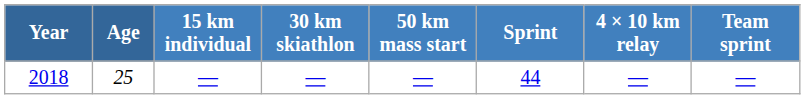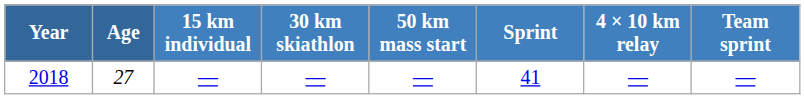(123, 77) 25 -> (123, 77) 27
(530, 77) 44 -> (530, 77) 41
